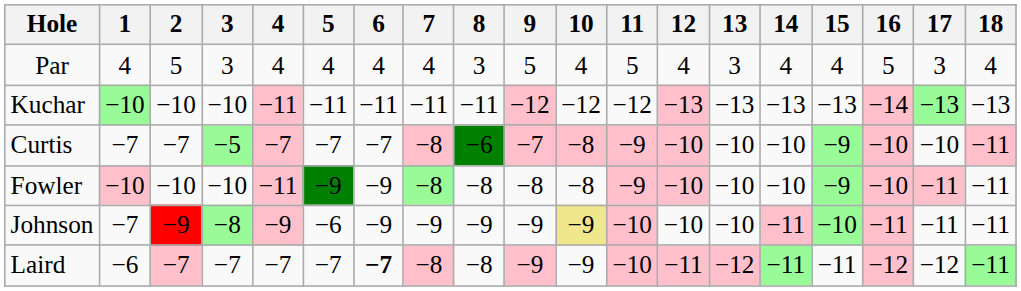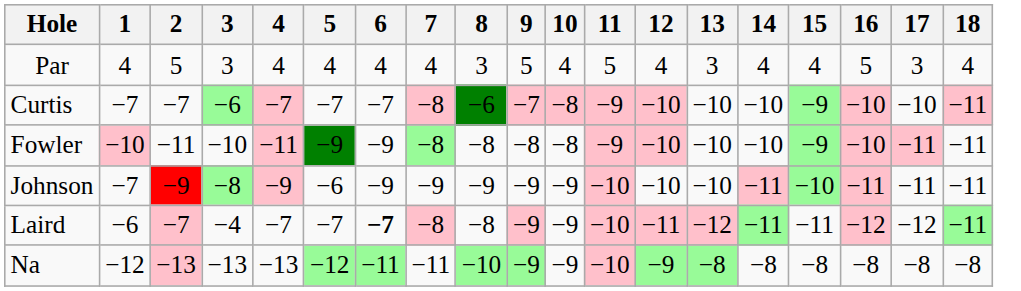- row: (48, 104)
(227, 144) −5 -> (227, 104) −6
(176, 184) −10 -> (176, 144) −11
(581, 225) khaki background -> (565, 184) no background
(227, 265) −7 -> (227, 225) −4
+ row: (25, 265)
